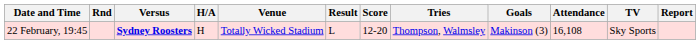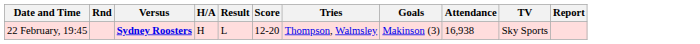- column: (272, 12)
(567, 30) 16,108 -> (459, 30) 16,938
